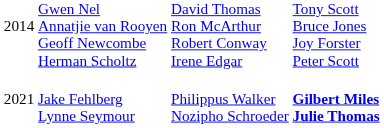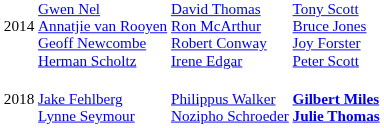(19, 98) 2021 -> (19, 98) 2018
